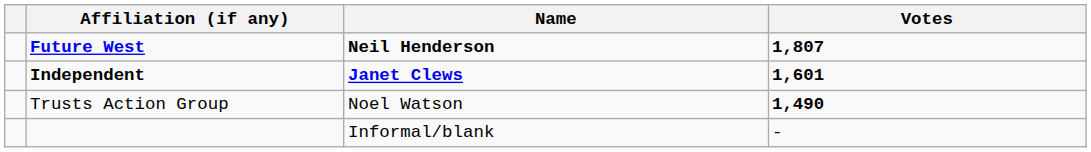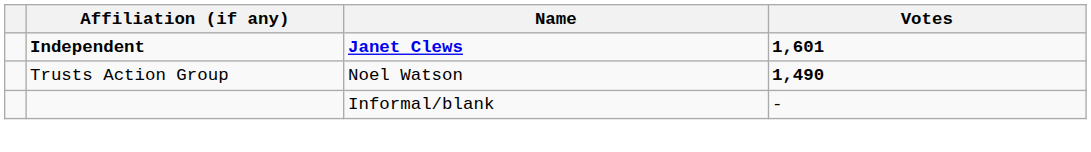- row: (88, 47)
